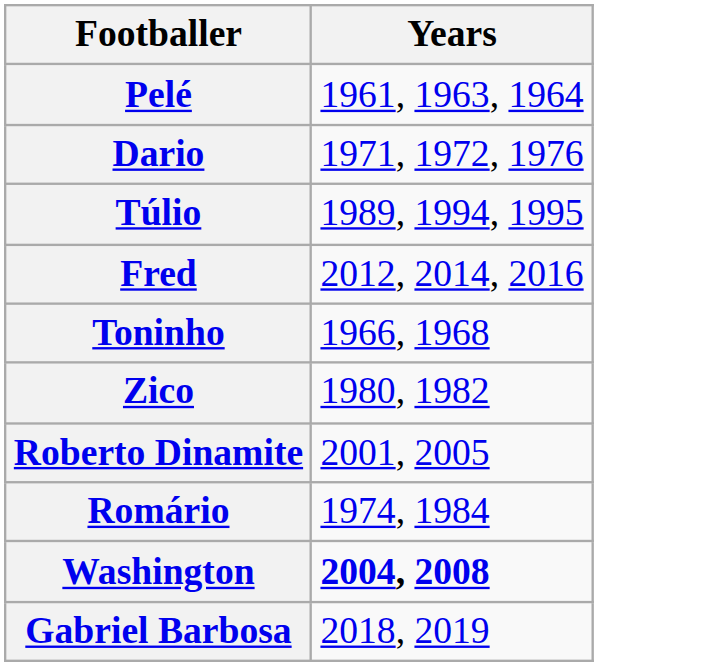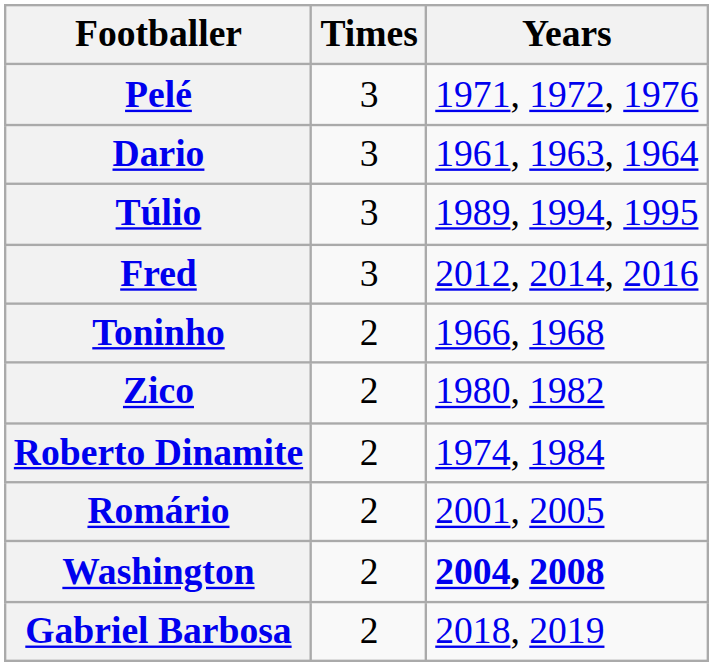+ column: (369, 34)
(452, 93) 1961, 1963, 1964 -> (567, 93) 1971, 1972, 1976
(452, 153) 1971, 1972, 1976 -> (567, 153) 1961, 1963, 1964
(405, 451) 2001, 2005 -> (520, 451) 1974, 1984
(405, 511) 1974, 1984 -> (520, 511) 2001, 2005
